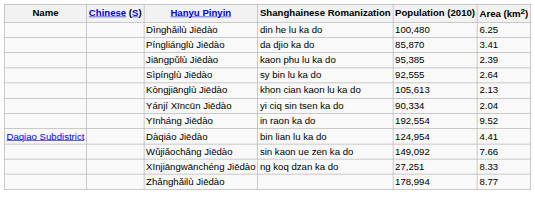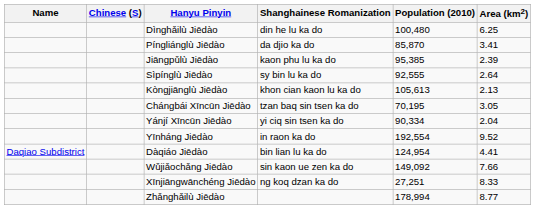+ row: (198, 106)
